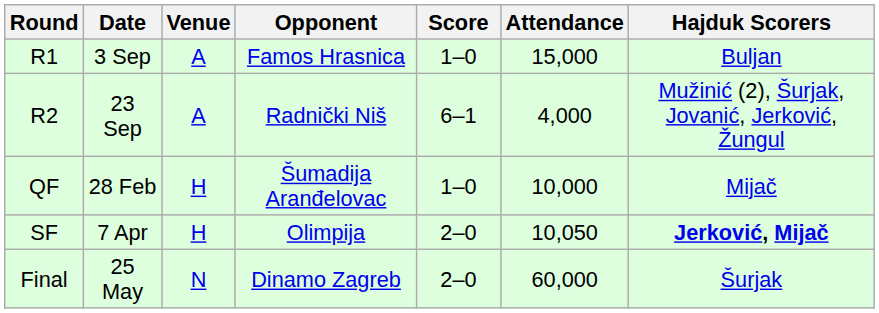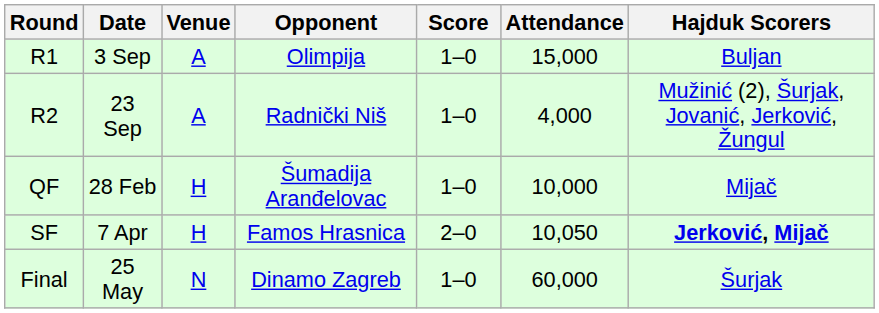(326, 57) Famos Hrasnica -> (326, 57) Olimpija
(458, 115) 6–1 -> (458, 115) 1–0
(326, 233) Olimpija -> (326, 233) Famos Hrasnica
(458, 279) 2–0 -> (458, 279) 1–0
